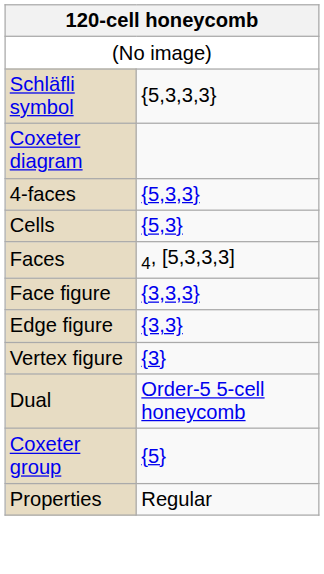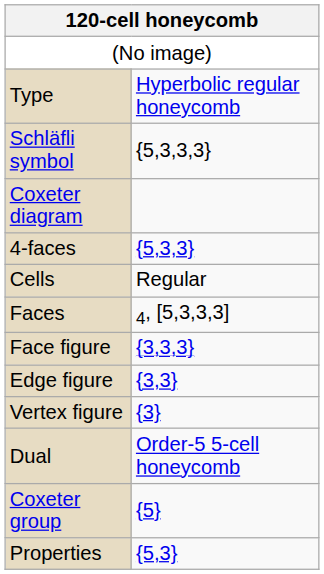+ row: (32, 95)
(162, 225) {5,3} -> (171, 280) Regular
(177, 499) Regular -> (157, 553) {5,3}
